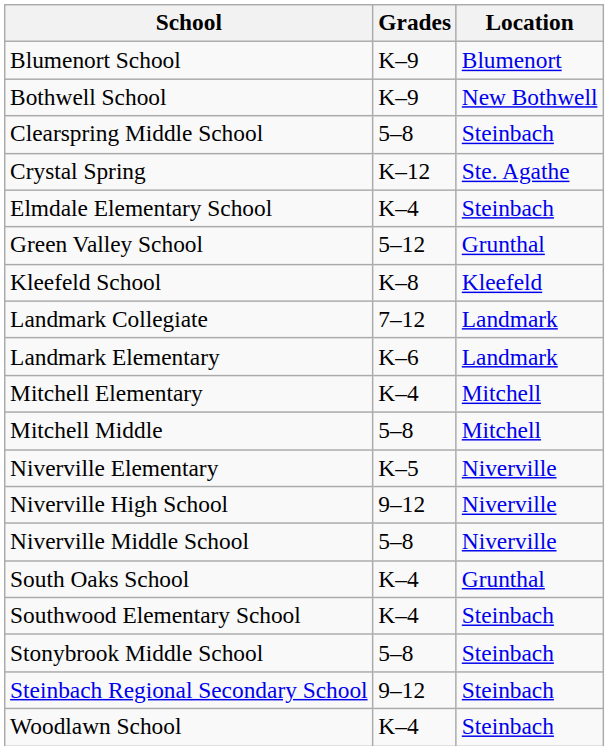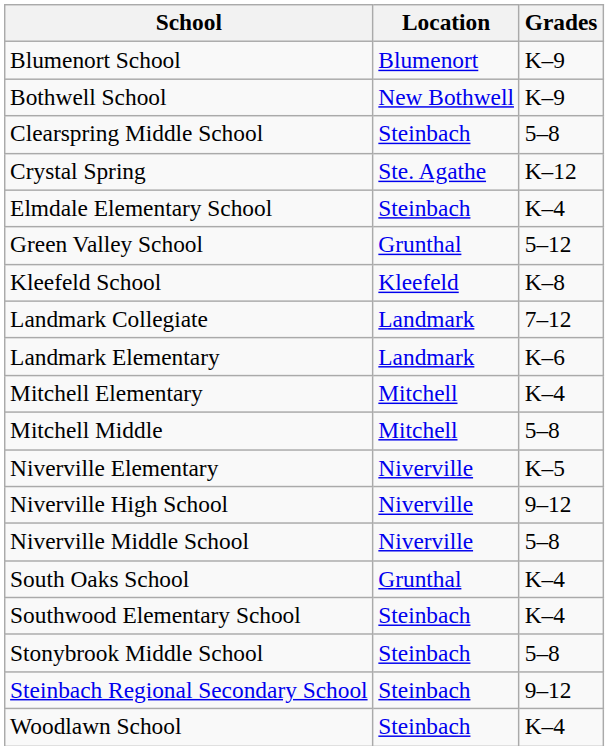columns swapped: (415, 23) <-> (530, 23)
